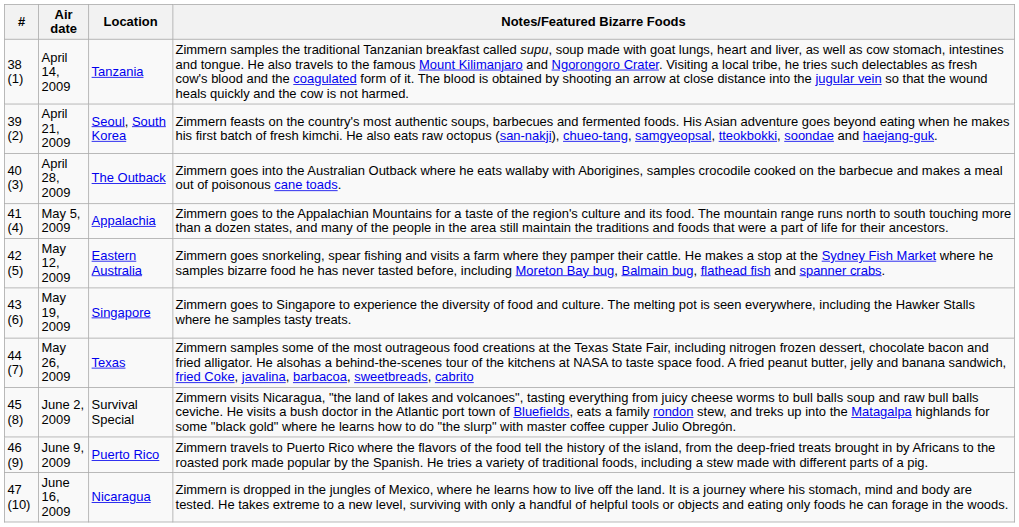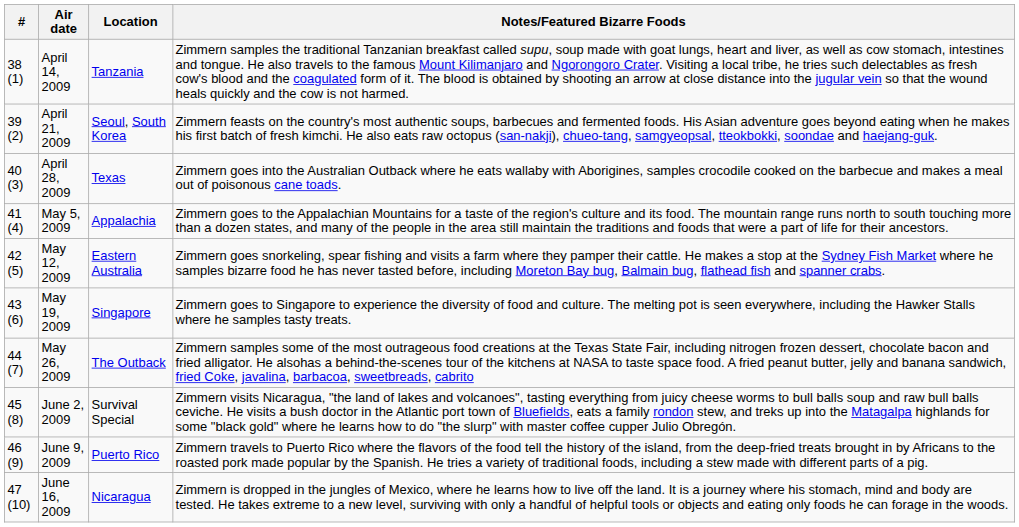(129, 178) The Outback -> (109, 178) Texas
(109, 362) Texas -> (129, 362) The Outback
